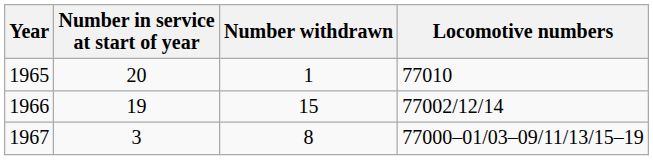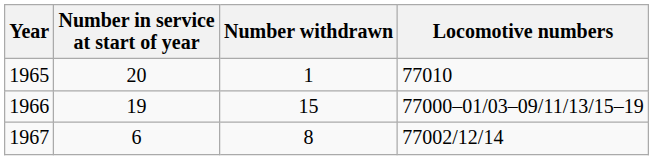(453, 106) 77002/12/14 -> (523, 106) 77000–01/03–09/11/13/15–19
(137, 138) 3 -> (137, 138) 6
(523, 138) 77000–01/03–09/11/13/15–19 -> (453, 138) 77002/12/14
